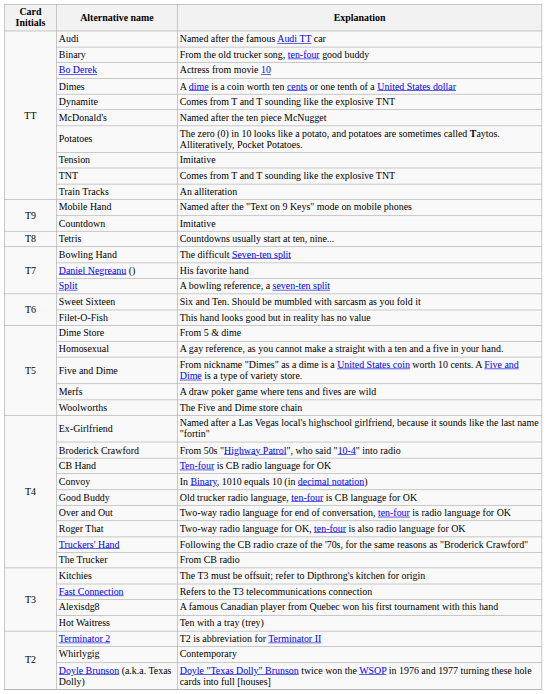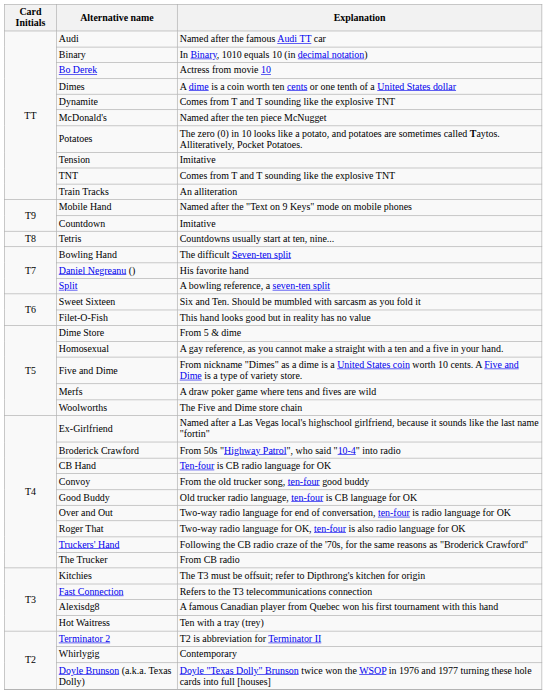(274, 54) From the old trucker song, ten-four good buddy -> (274, 54) In Binary, 1010 equals 10 (in decimal notation)
(274, 481) In Binary, 1010 equals 10 (in decimal notation) -> (274, 481) From the old trucker song, ten-four good buddy
